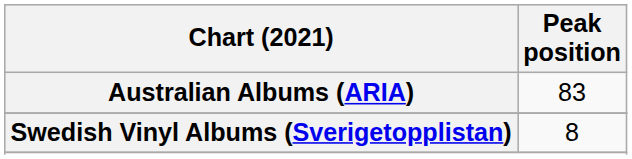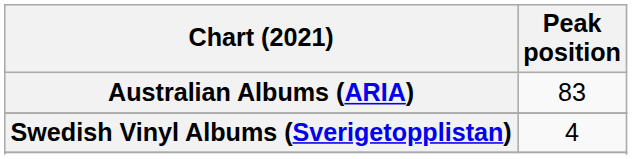(572, 132) 8 -> (572, 132) 4
